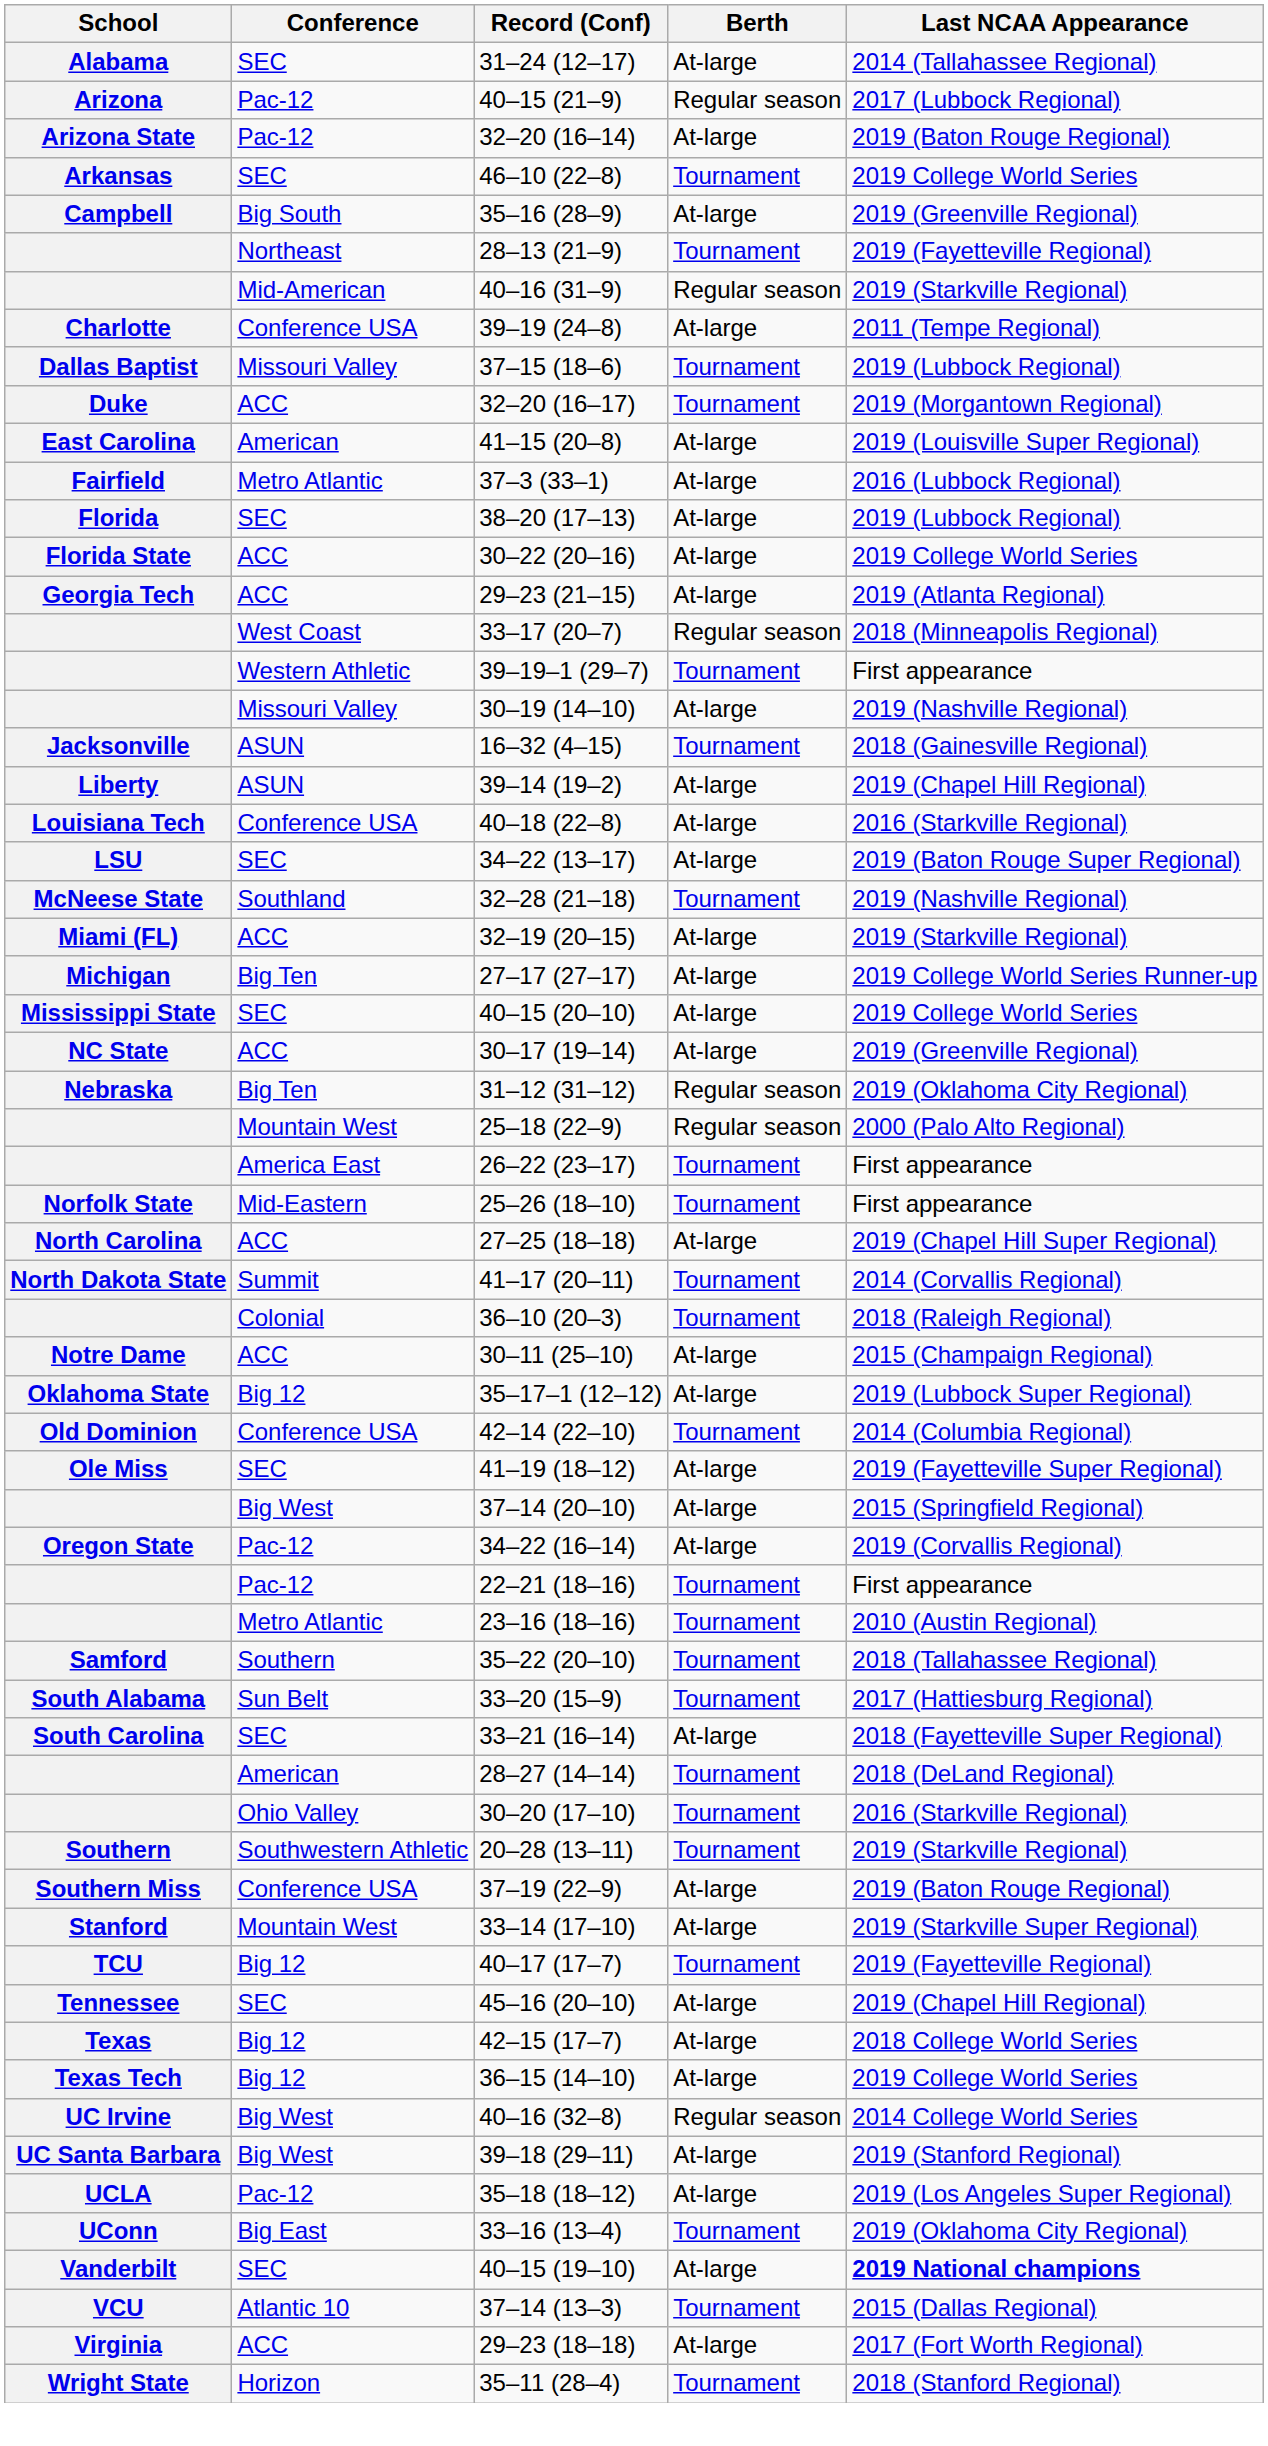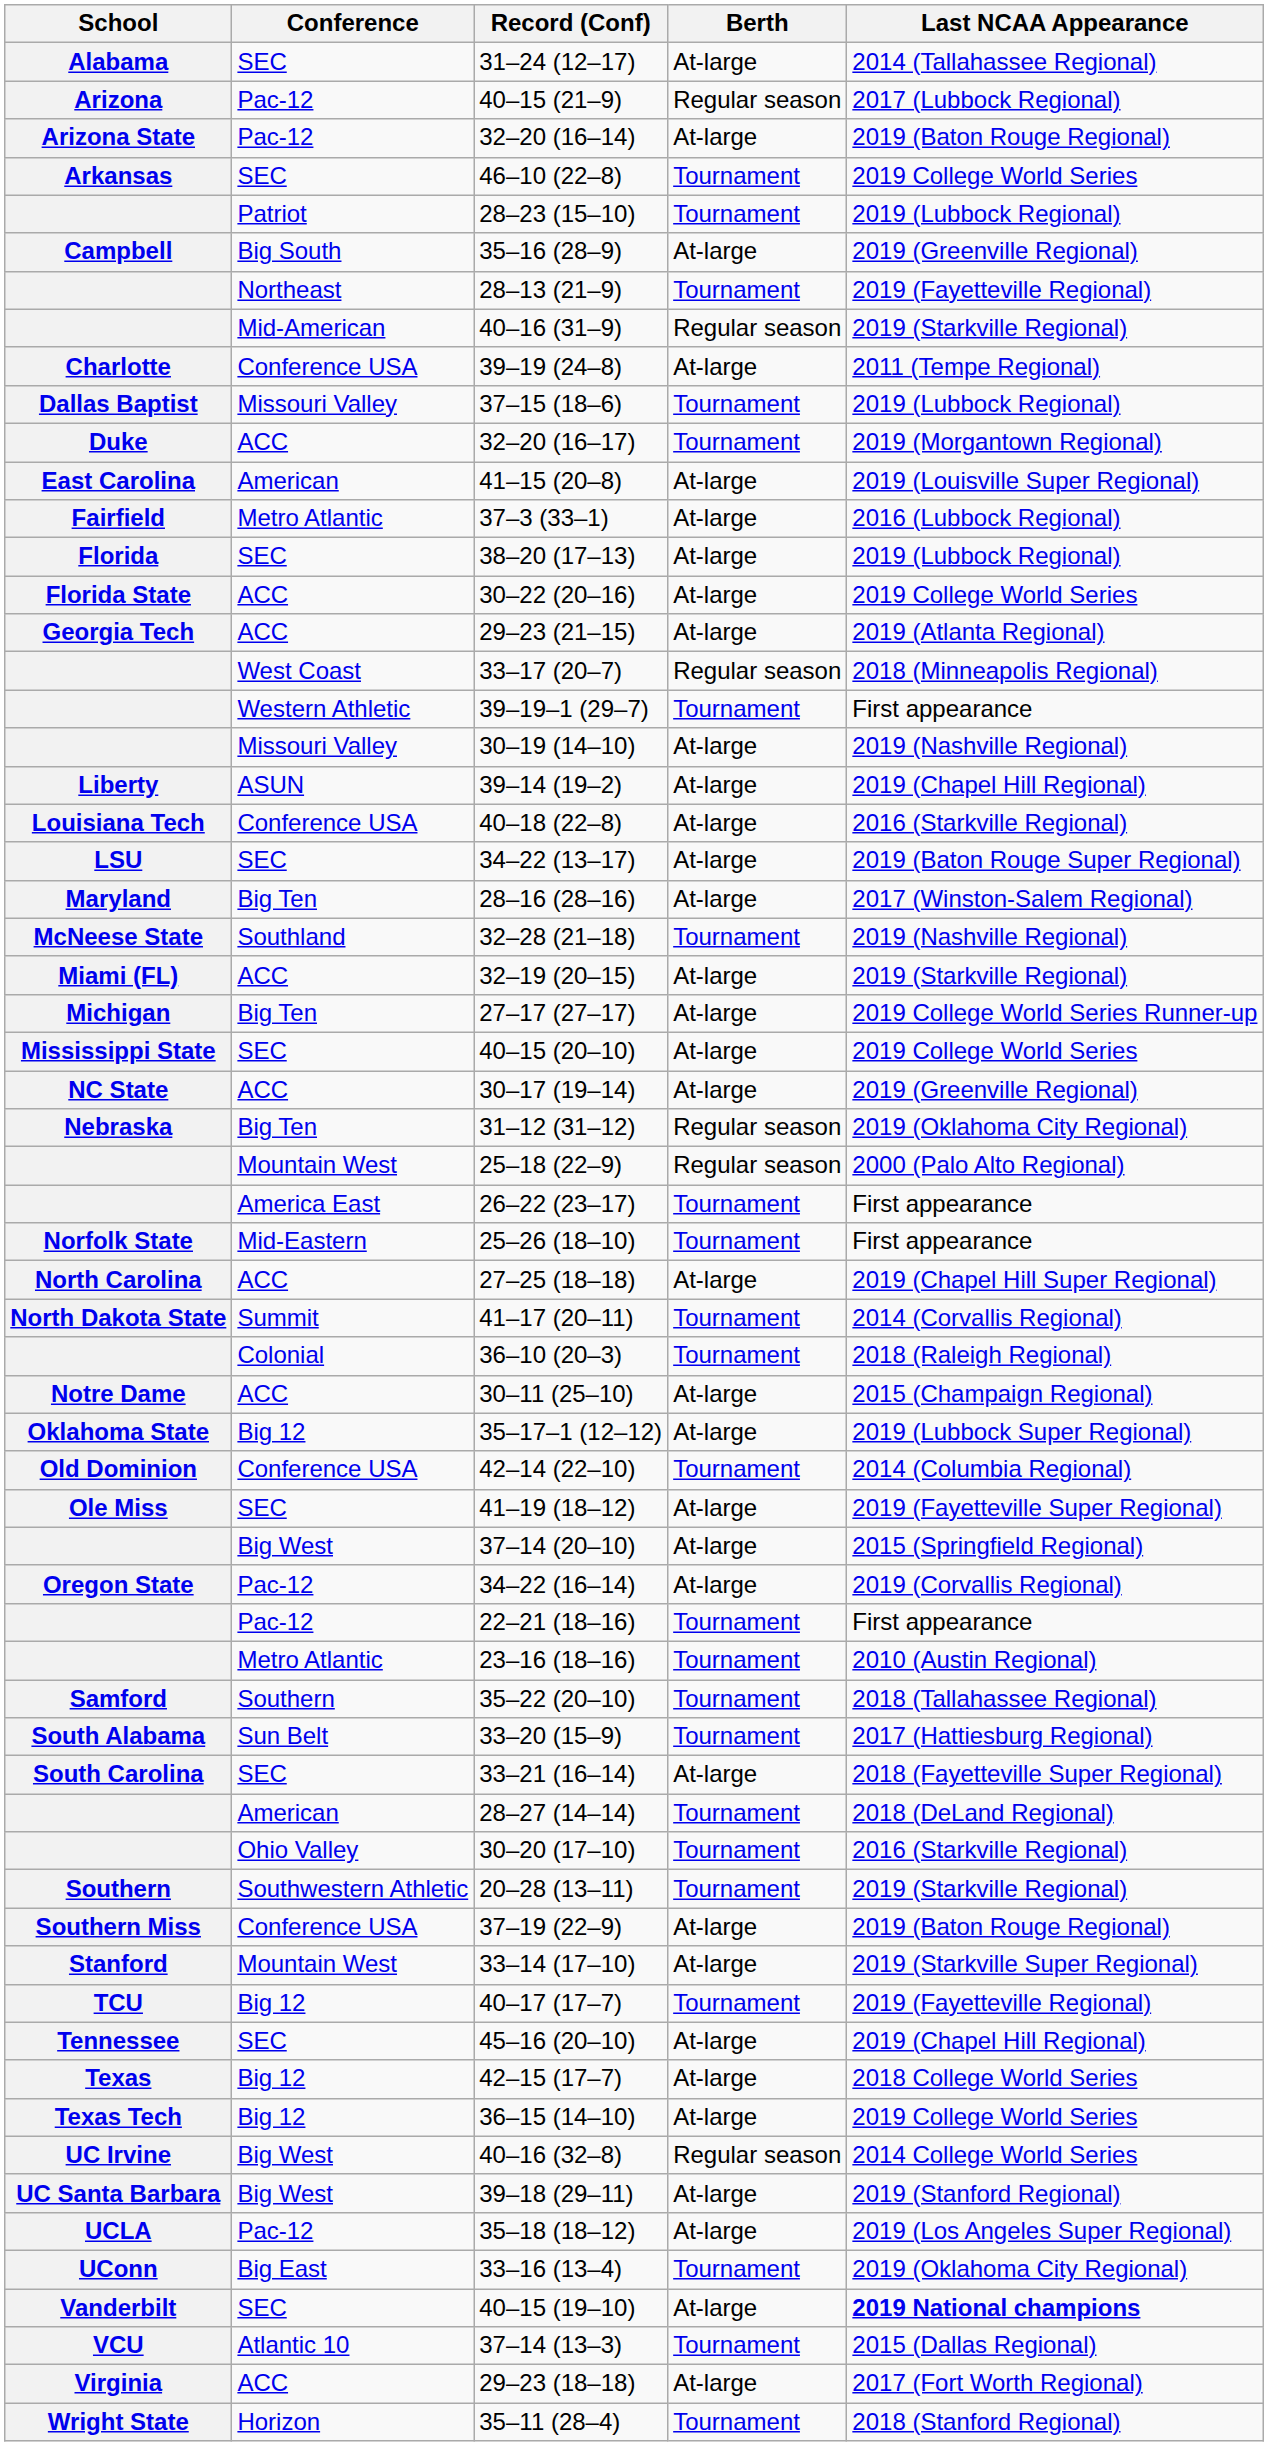+ row: (557, 213)
- row: (551, 746)
+ row: (557, 898)
